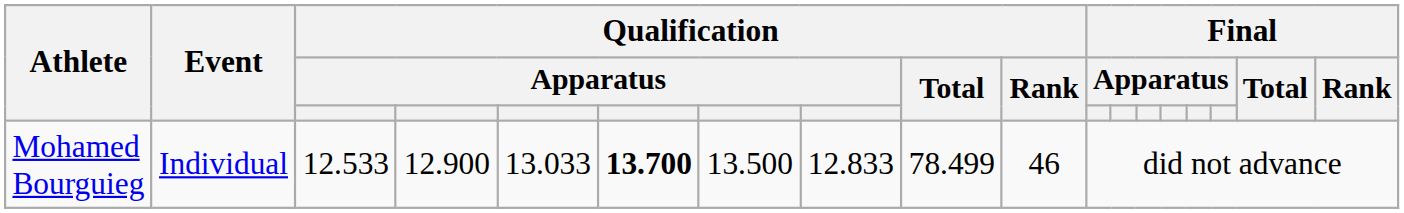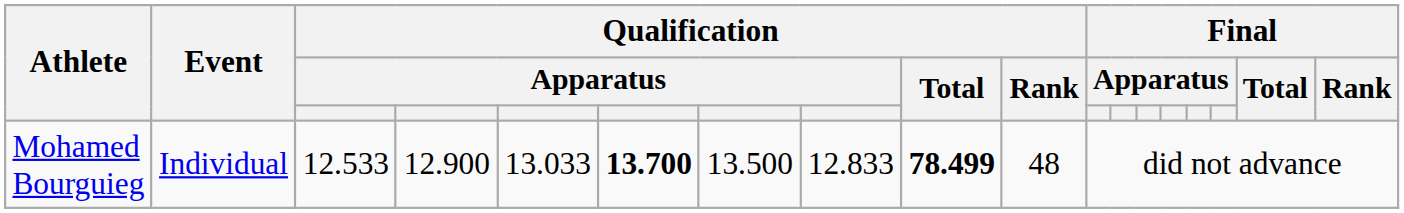(952, 164) normal -> (952, 164) bold
(1044, 164) 46 -> (1044, 164) 48
